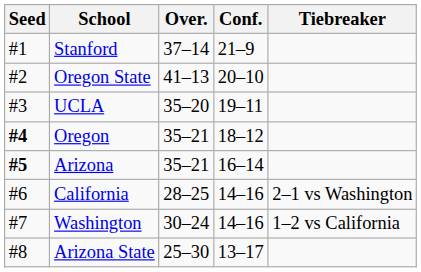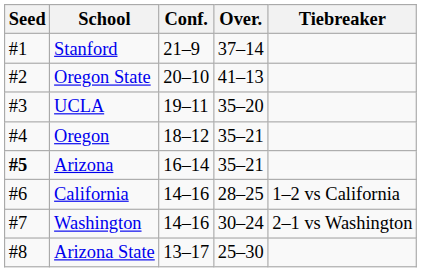columns swapped: (241, 19) <-> (186, 19)
(18, 135) bold -> (18, 135) normal
(342, 194) 2–1 vs Washington -> (336, 194) 1–2 vs California
(336, 223) 1–2 vs California -> (342, 223) 2–1 vs Washington
